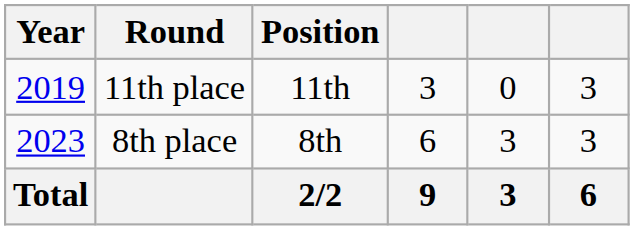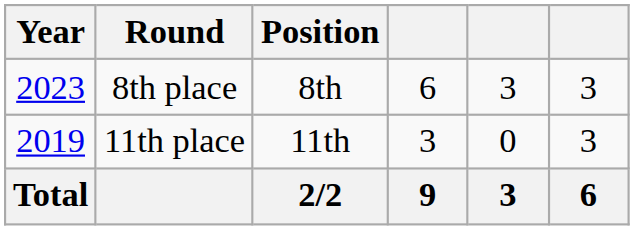rows swapped: (175, 86) <-> (175, 140)
